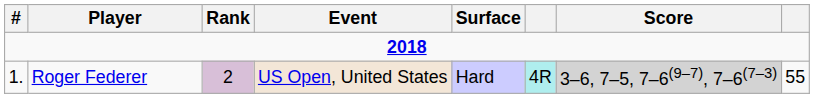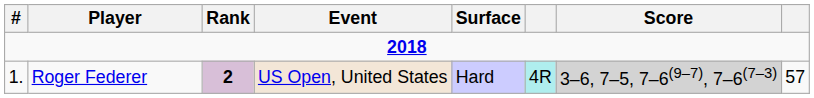(228, 77) normal -> (228, 77) bold
(795, 77) 55 -> (795, 77) 57
